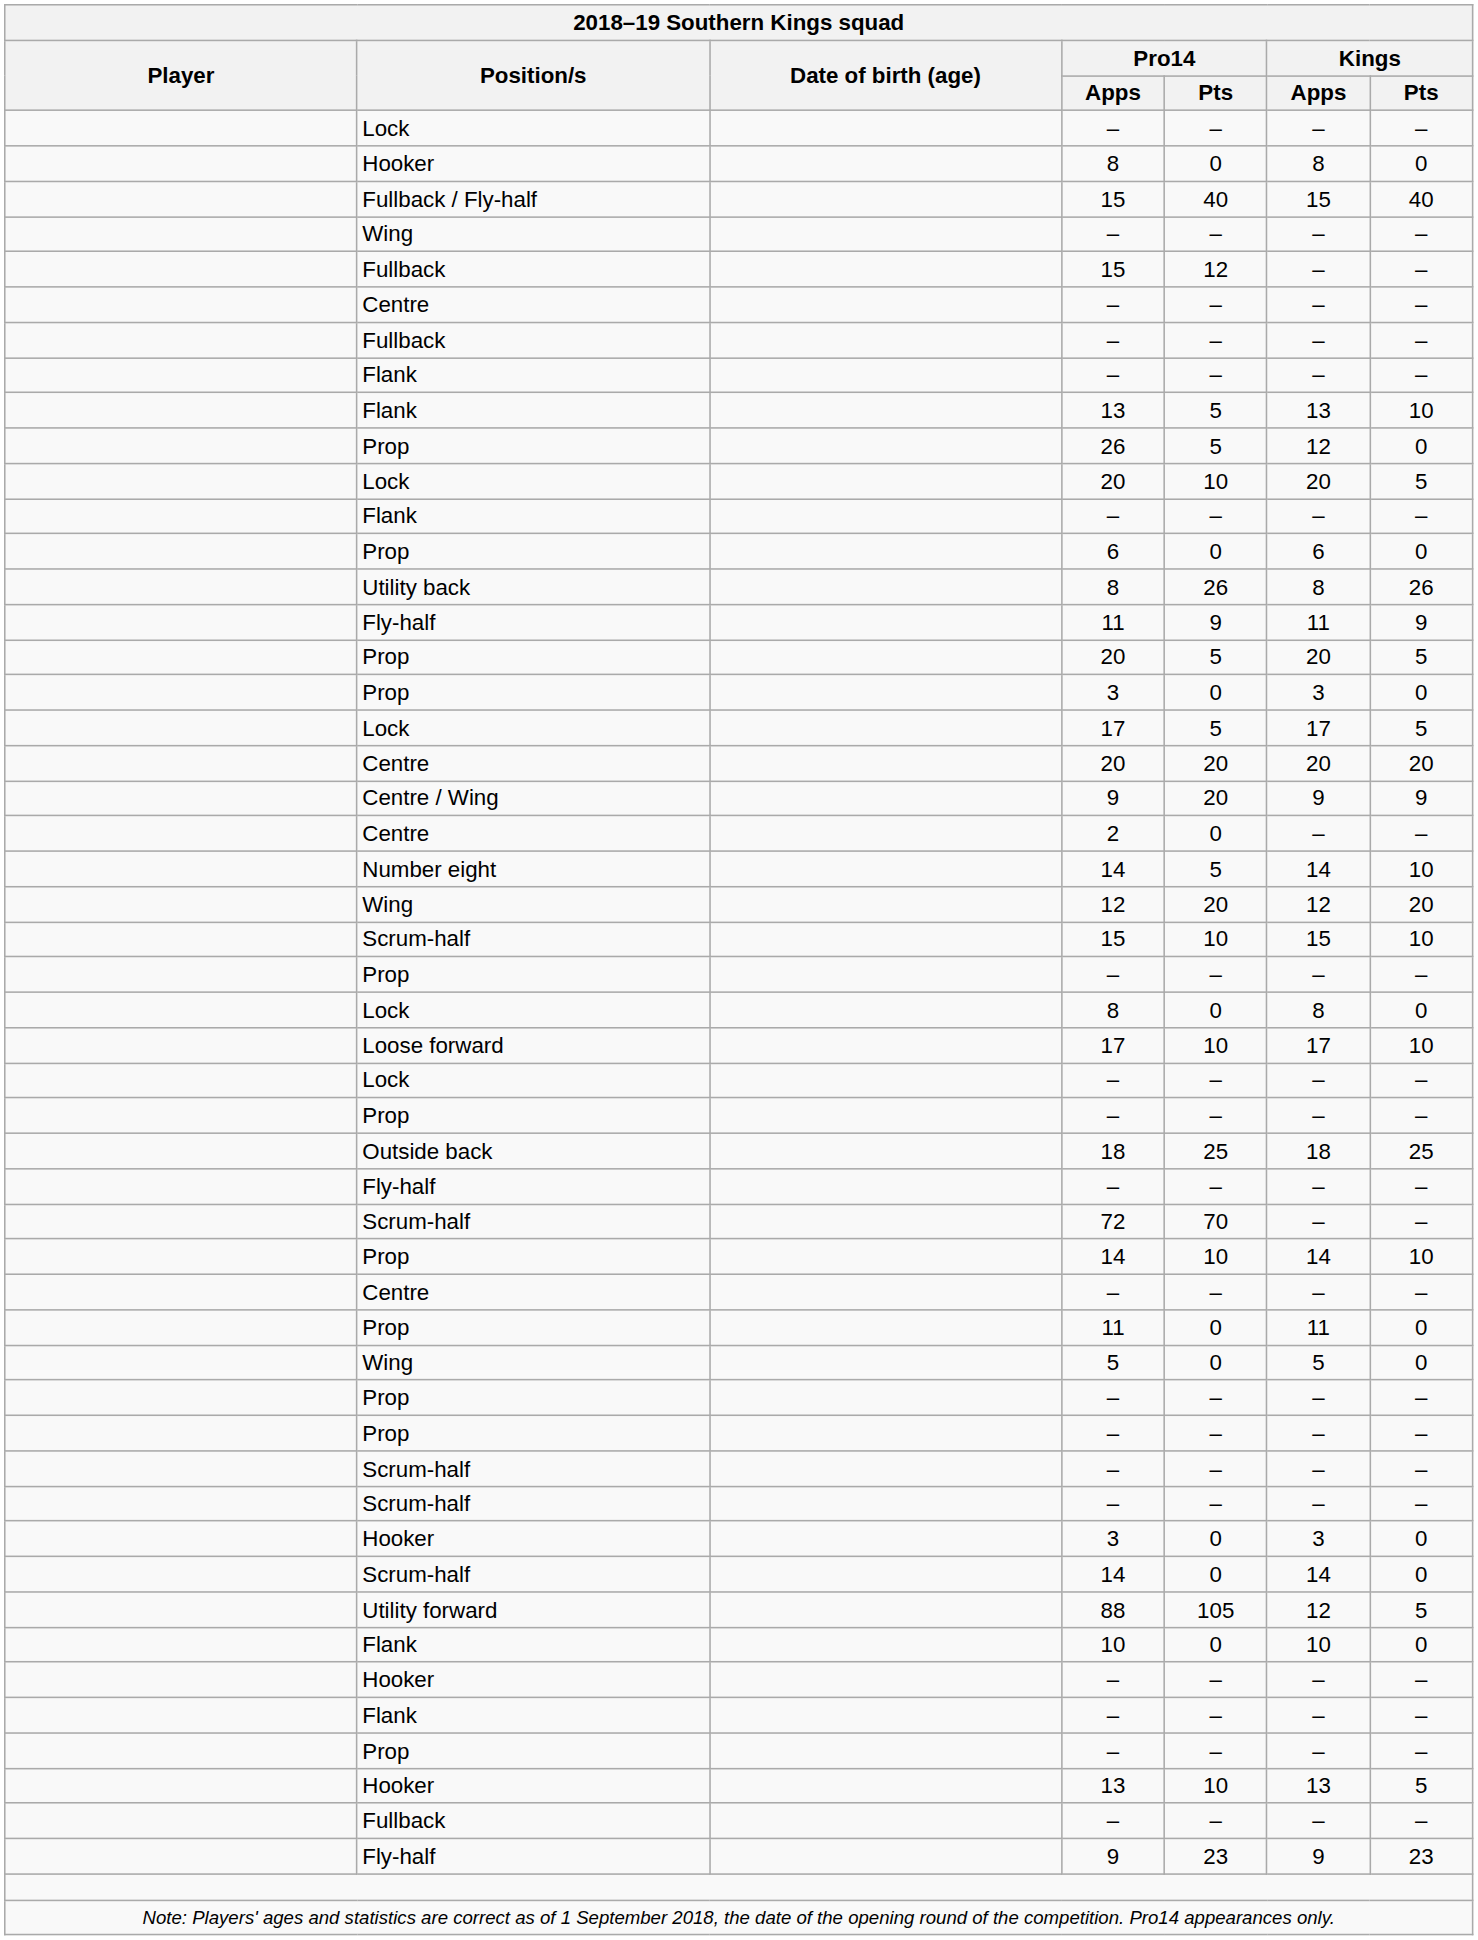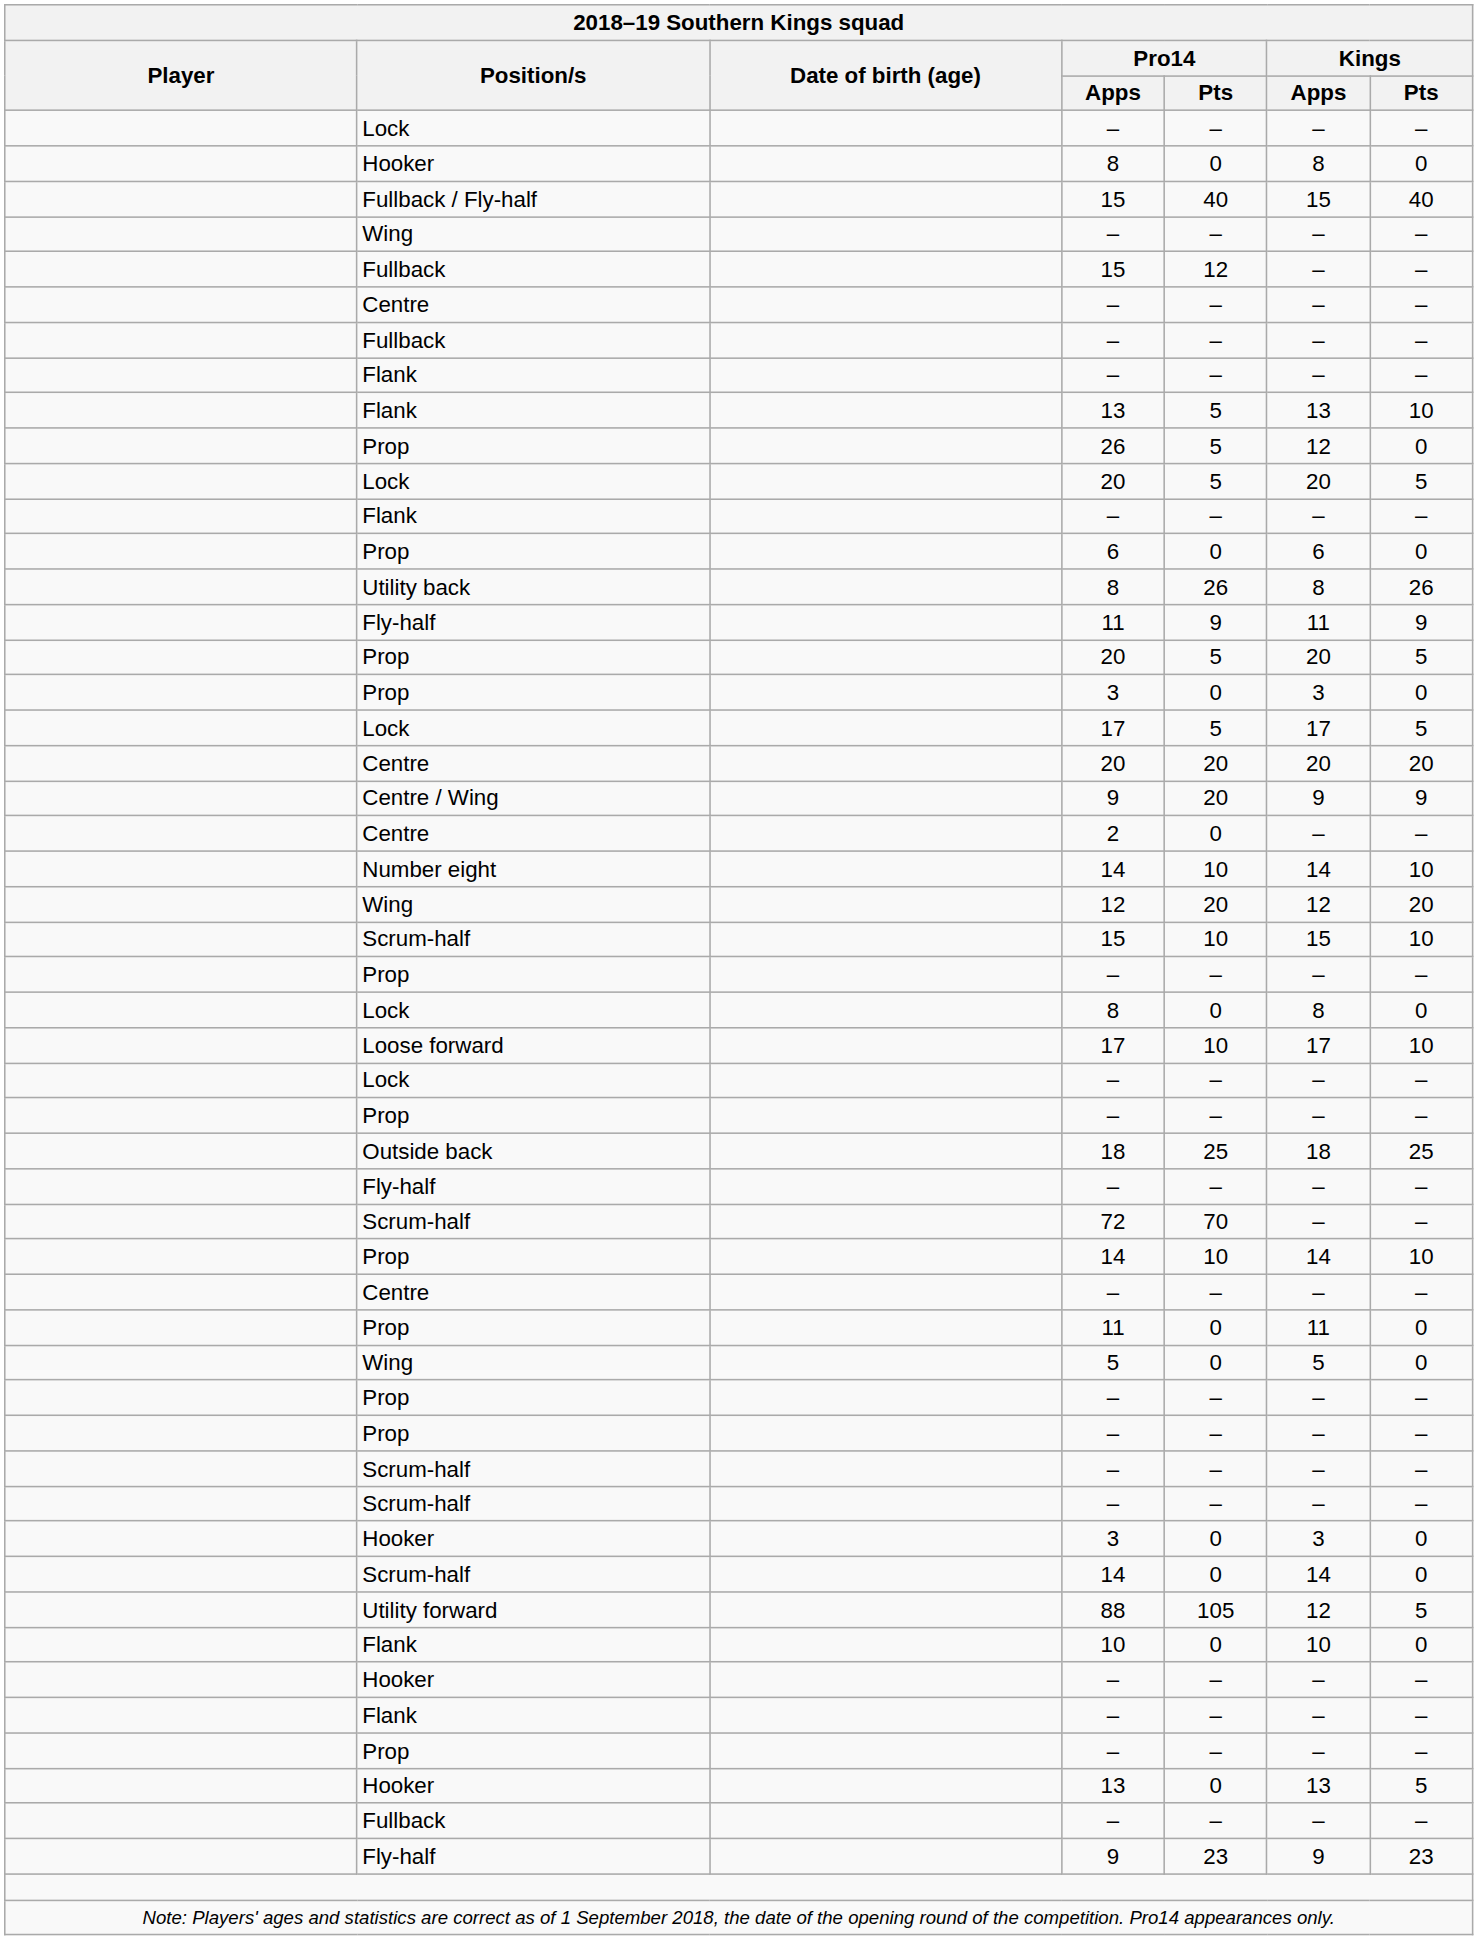(1216, 481) 10 -> (1216, 481) 5
(1216, 869) 5 -> (1216, 869) 10
(1216, 1786) 10 -> (1216, 1786) 0
